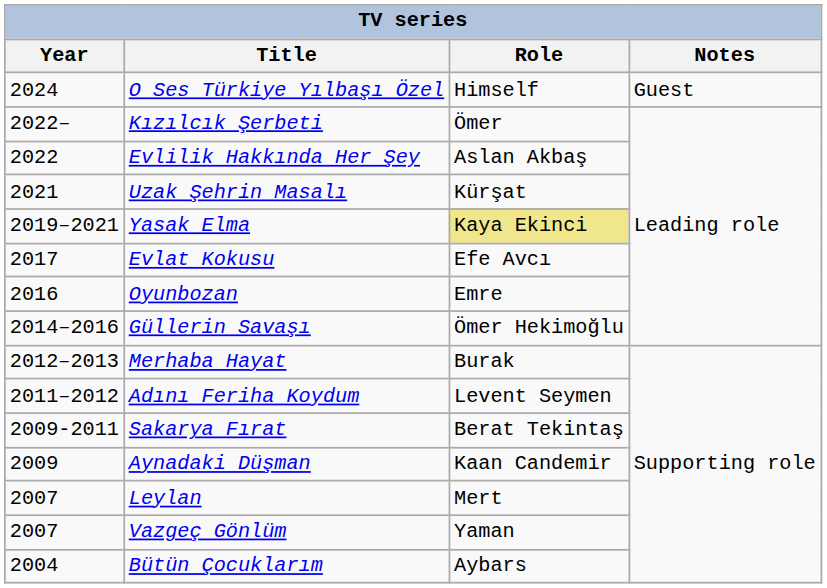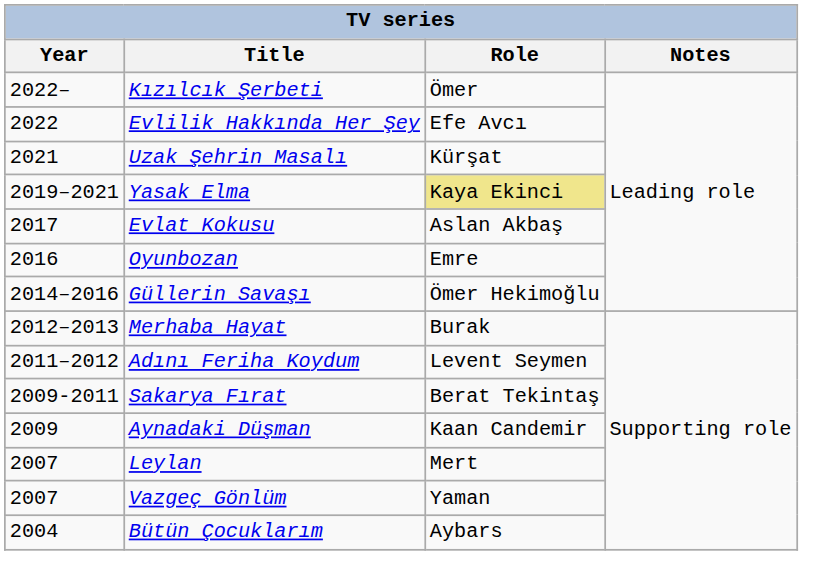- row: (286, 90)
(521, 158) Aslan Akbaş -> (478, 124) Efe Avcı
(503, 260) Efe Avcı -> (496, 226) Aslan Akbaş
